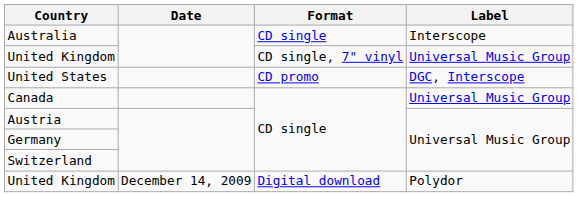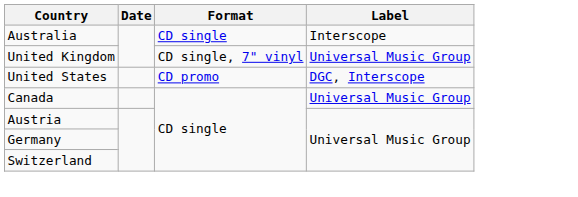- row: (61, 181)
